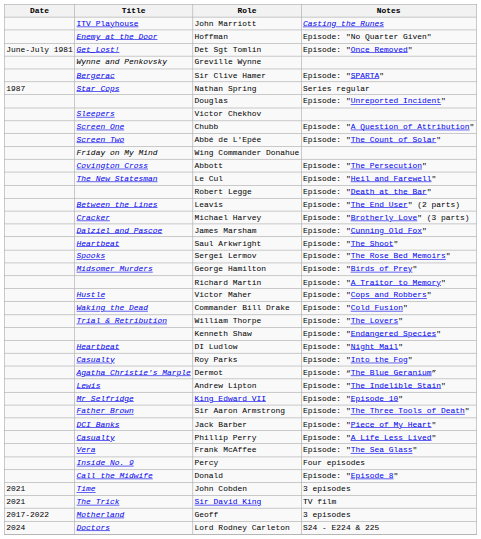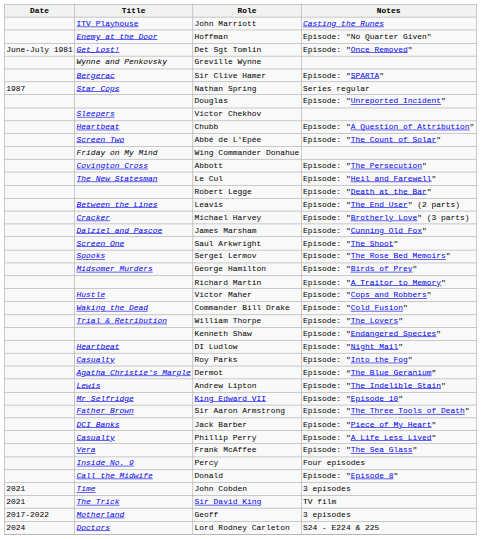(100, 127) Screen One -> (98, 127) Heartbeat
(98, 243) Heartbeat -> (100, 243) Screen One
